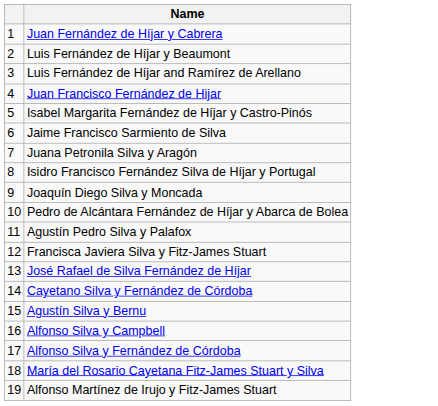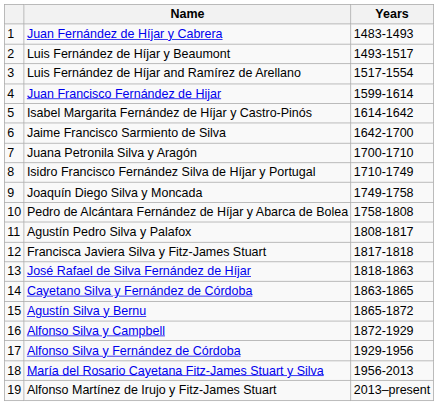+ column: (392, 14)
